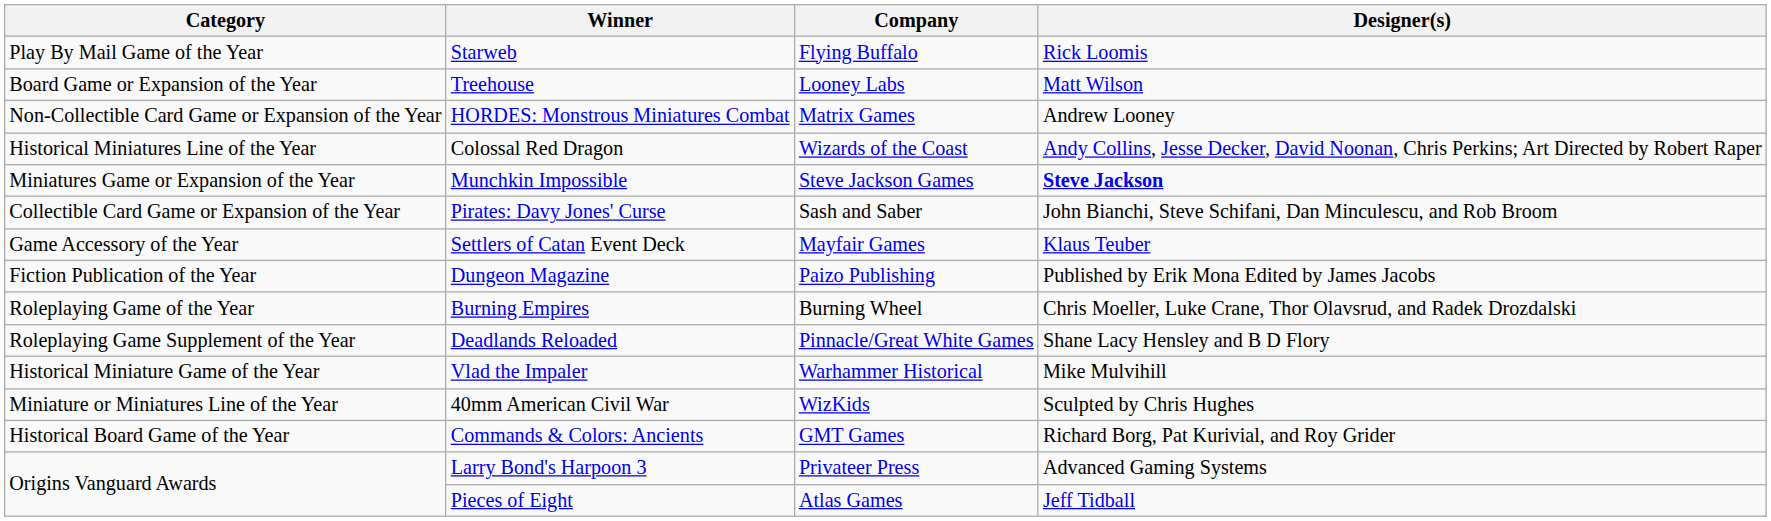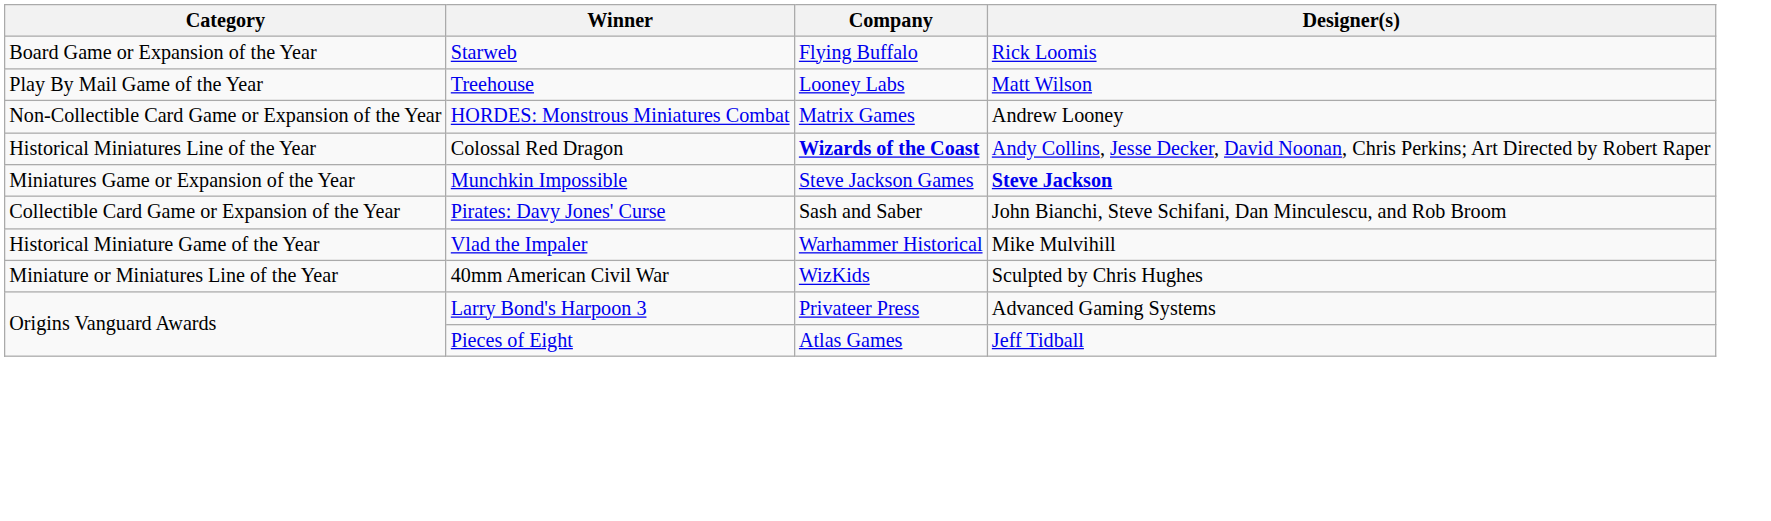(136, 52) Play By Mail Game of the Year -> (163, 52) Board Game or Expansion of the Year
(163, 84) Board Game or Expansion of the Year -> (136, 84) Play By Mail Game of the Year
(883, 148) normal -> (889, 148) bold
- row: (568, 244)
- row: (530, 276)
- row: (520, 308)
- row: (534, 340)
- row: (577, 436)
